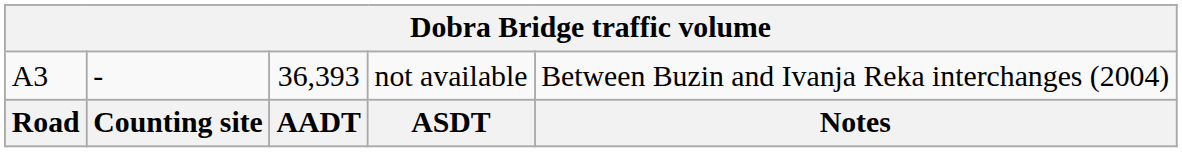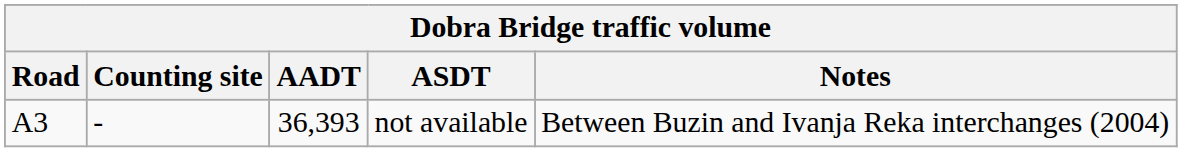rows swapped: (46, 122) <-> (30, 75)
